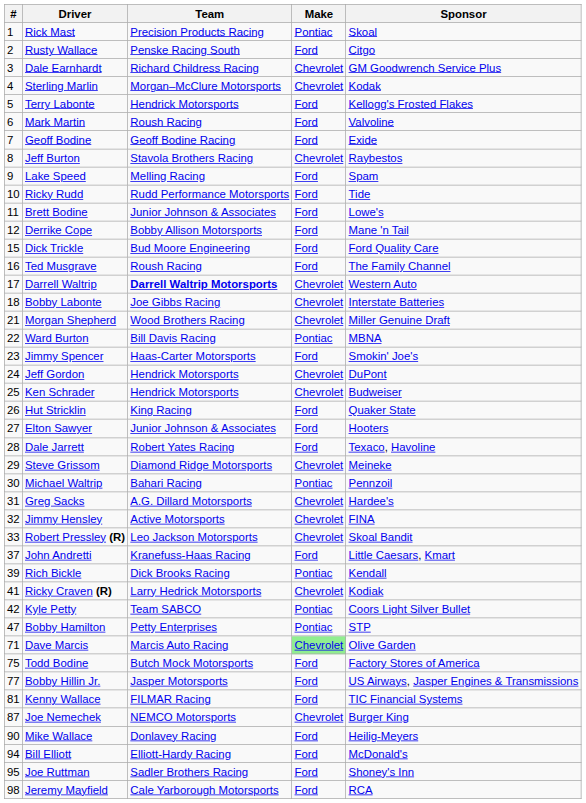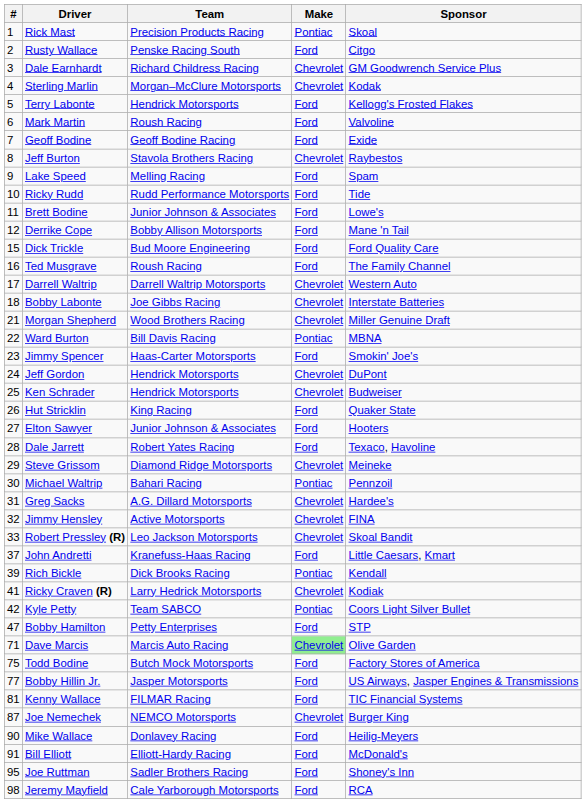(204, 284) bold -> (198, 284) normal
(314, 627) Pontiac -> (306, 627) Ford
(13, 754) 94 -> (13, 754) 91
